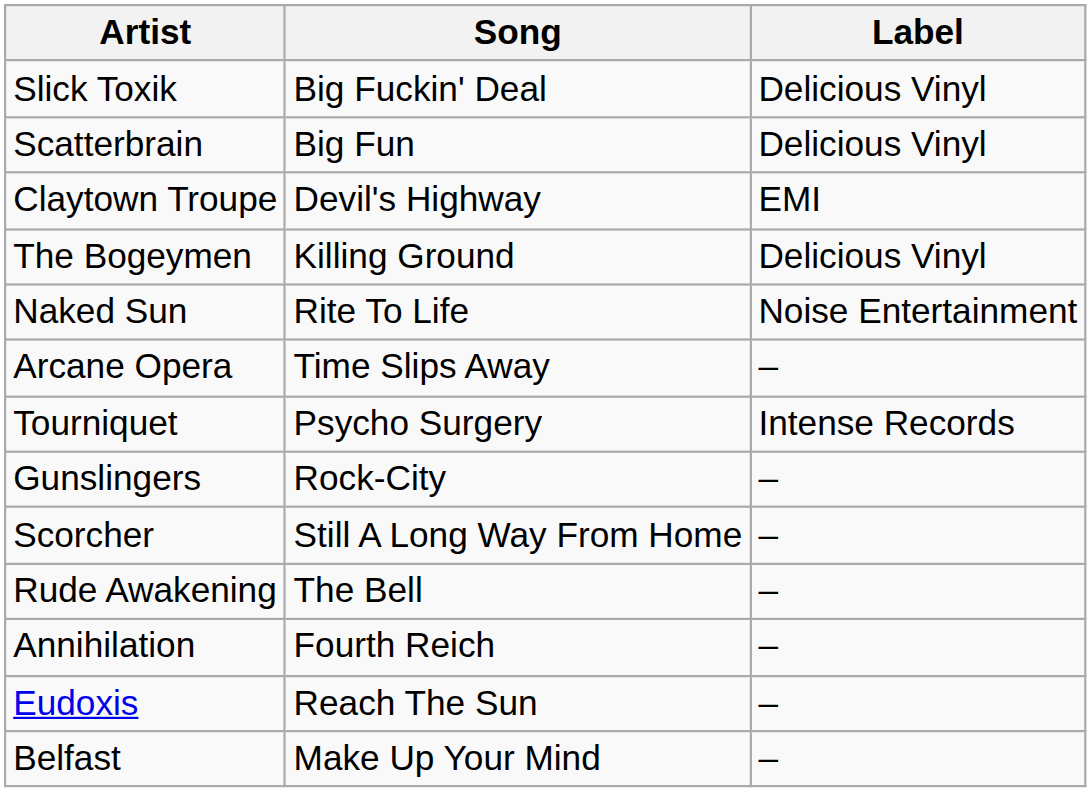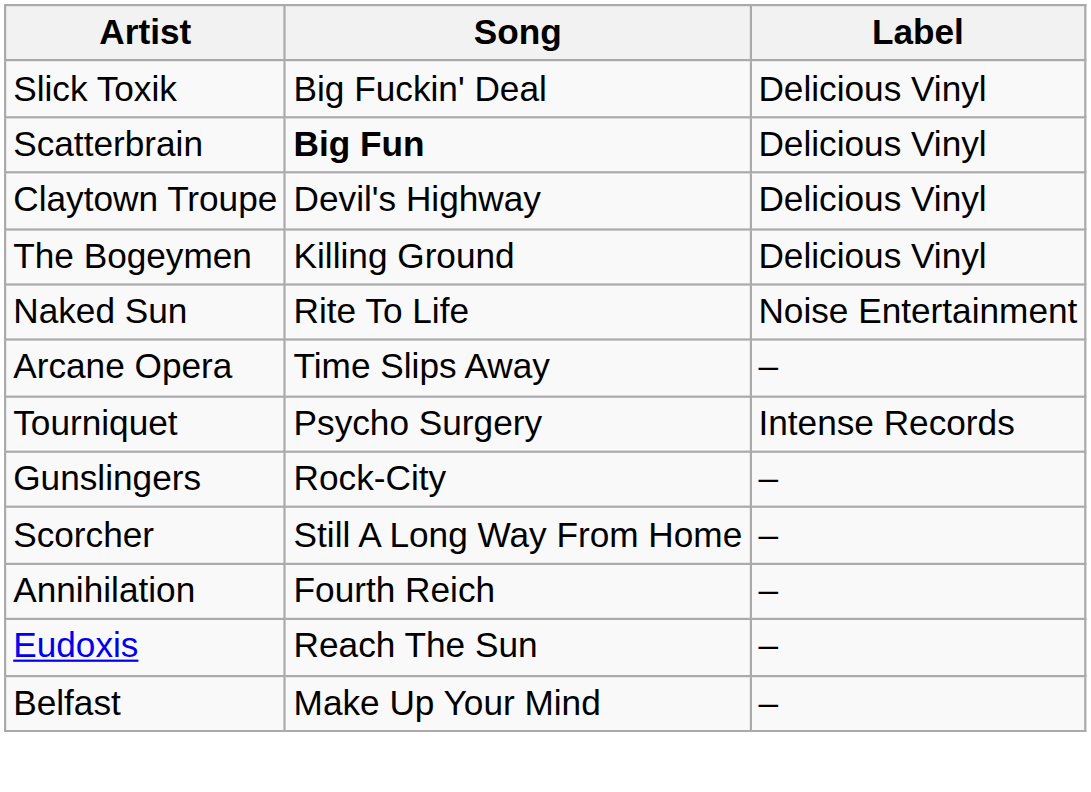(354, 144) normal -> (359, 144) bold
(790, 199) EMI -> (873, 199) Delicious Vinyl
- row: (145, 590)
